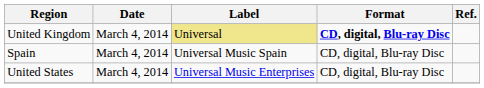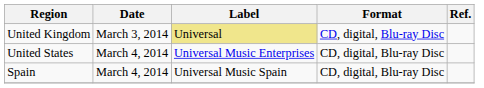(132, 33) March 4, 2014 -> (132, 33) March 3, 2014
(385, 33) bold -> (382, 33) normal
rows swapped: (21, 53) <-> (40, 72)
